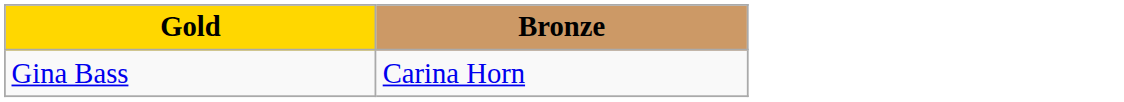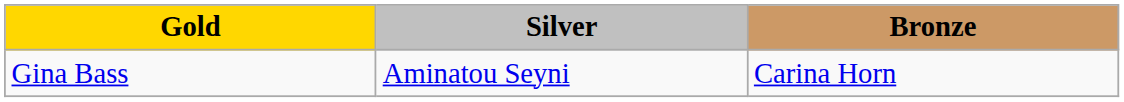+ column: (562, 27)
